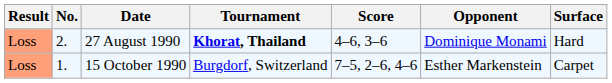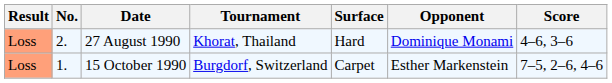columns swapped: (578, 16) <-> (376, 16)
(250, 40) bold -> (244, 40) normal
